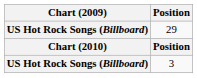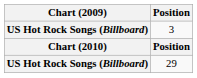rows swapped: (171, 30) <-> (171, 64)
